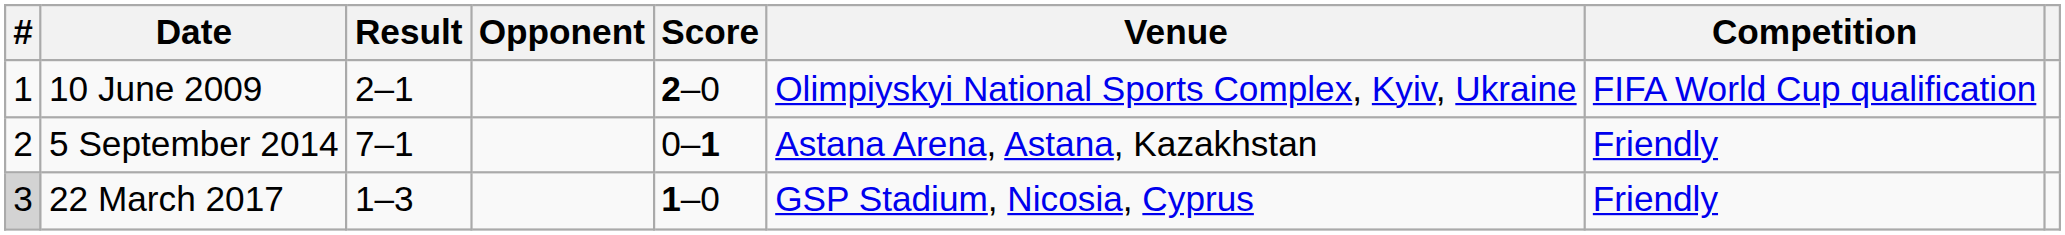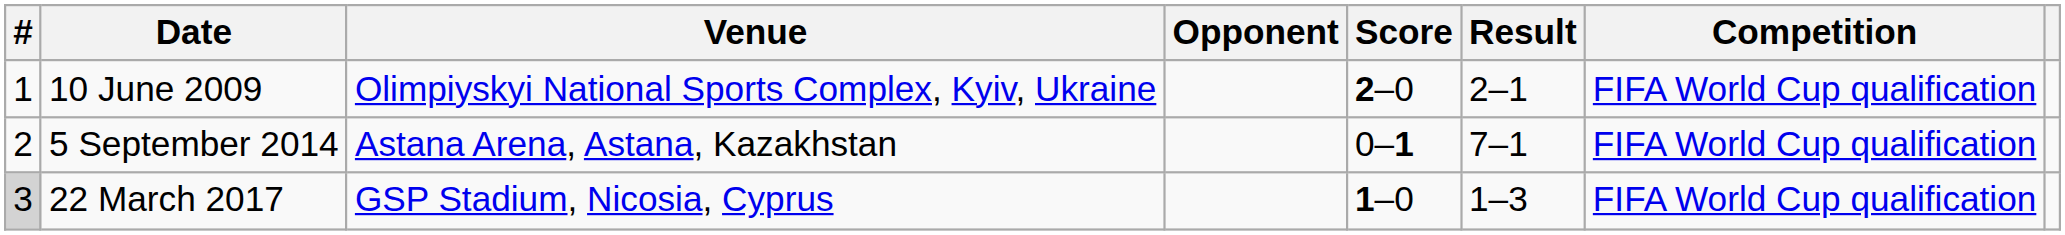columns swapped: (1176, 32) <-> (409, 32)
(1655, 144) Friendly -> (1815, 144) FIFA World Cup qualification
(1655, 199) Friendly -> (1815, 199) FIFA World Cup qualification
